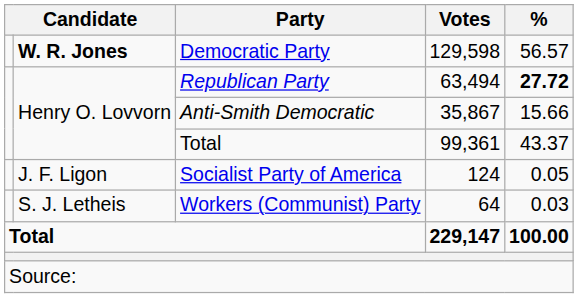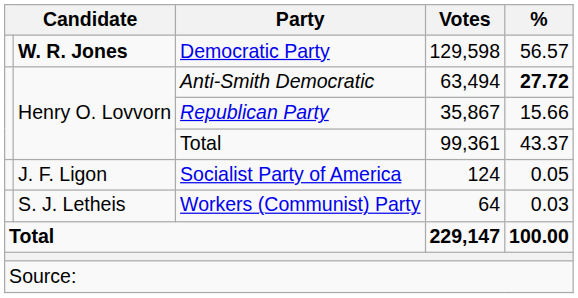(254, 81) Republican Party -> (277, 81) Anti-Smith Democratic
(277, 112) Anti-Smith Democratic -> (254, 112) Republican Party
